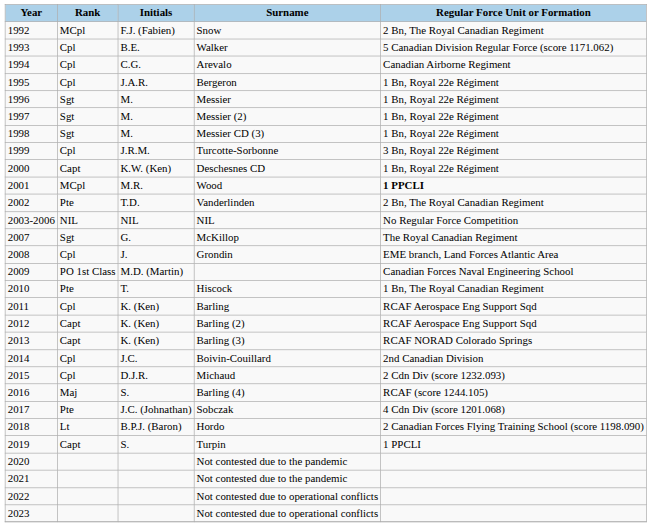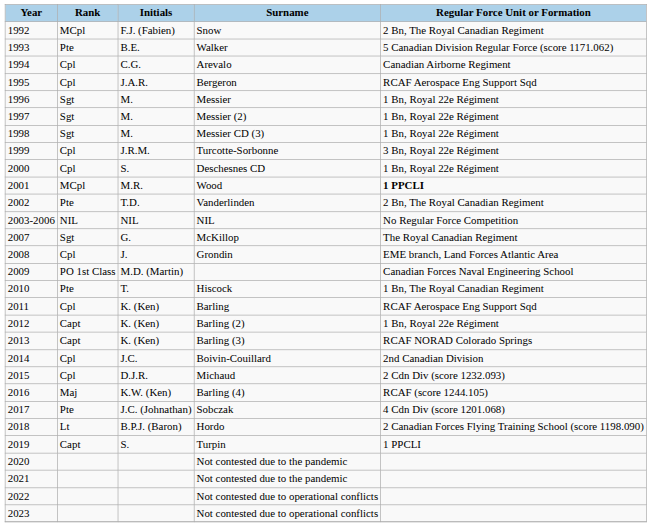(68, 47) Cpl -> (67, 47) Pte
(441, 82) 1 Bn, Royal 22e Régiment -> (460, 82) RCAF Aerospace Eng Support Sqd
(70, 168) Capt -> (68, 168) Cpl
(146, 168) K.W. (Ken) -> (125, 168) S.
(460, 323) RCAF Aerospace Eng Support Sqd -> (441, 323) 1 Bn, Royal 22e Régiment
(125, 392) S. -> (146, 392) K.W. (Ken)
